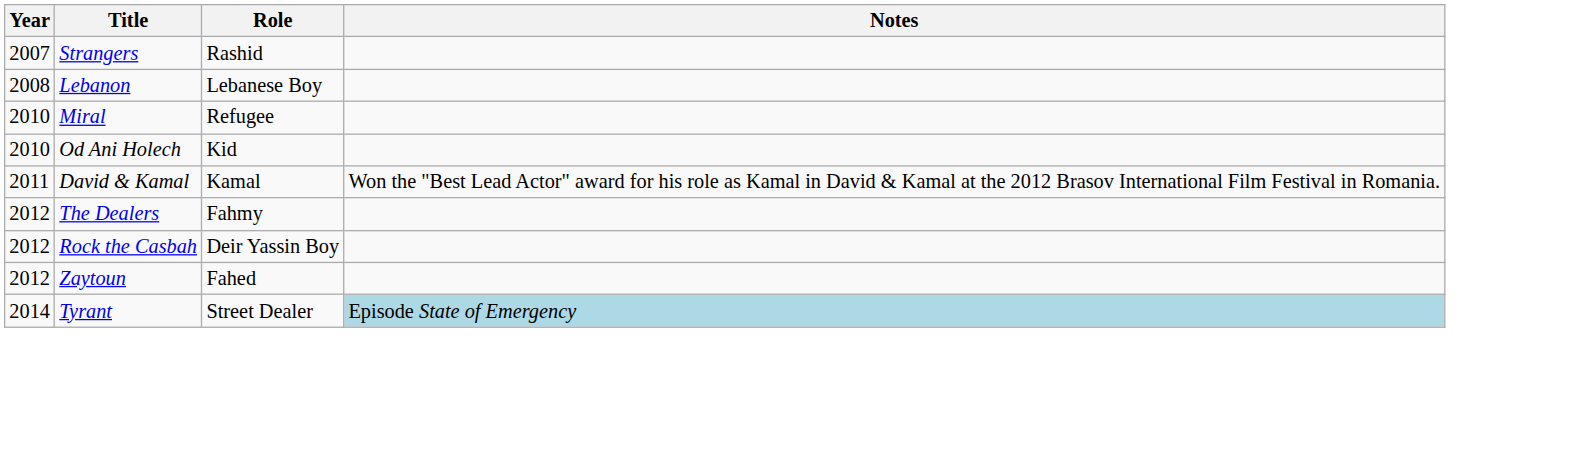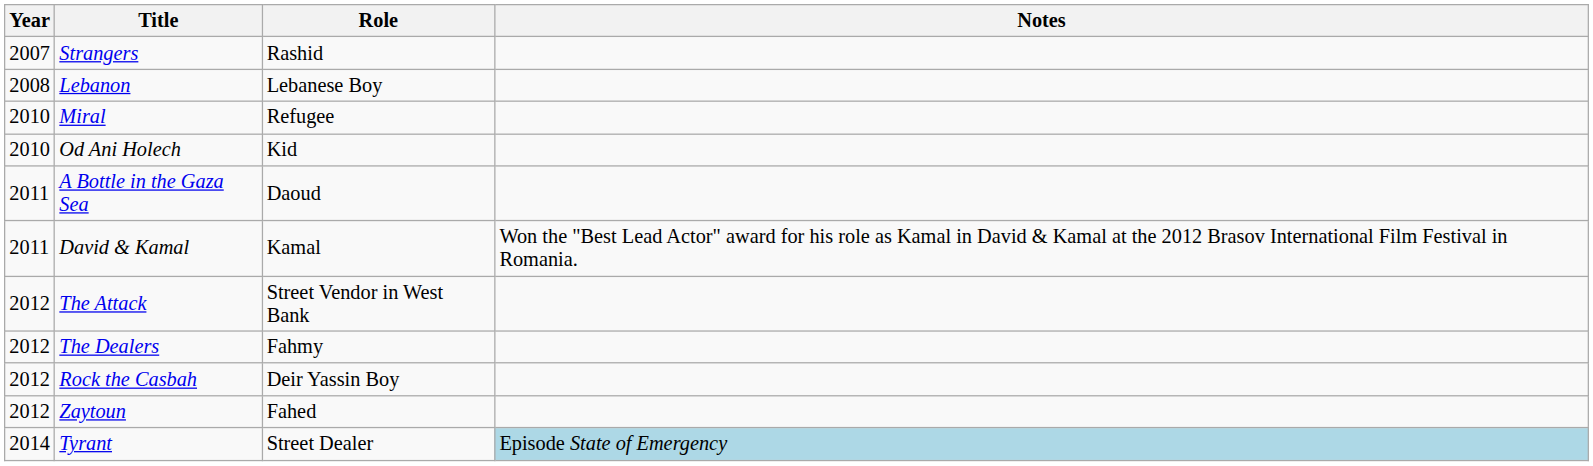+ row: (142, 193)
+ row: (103, 303)
